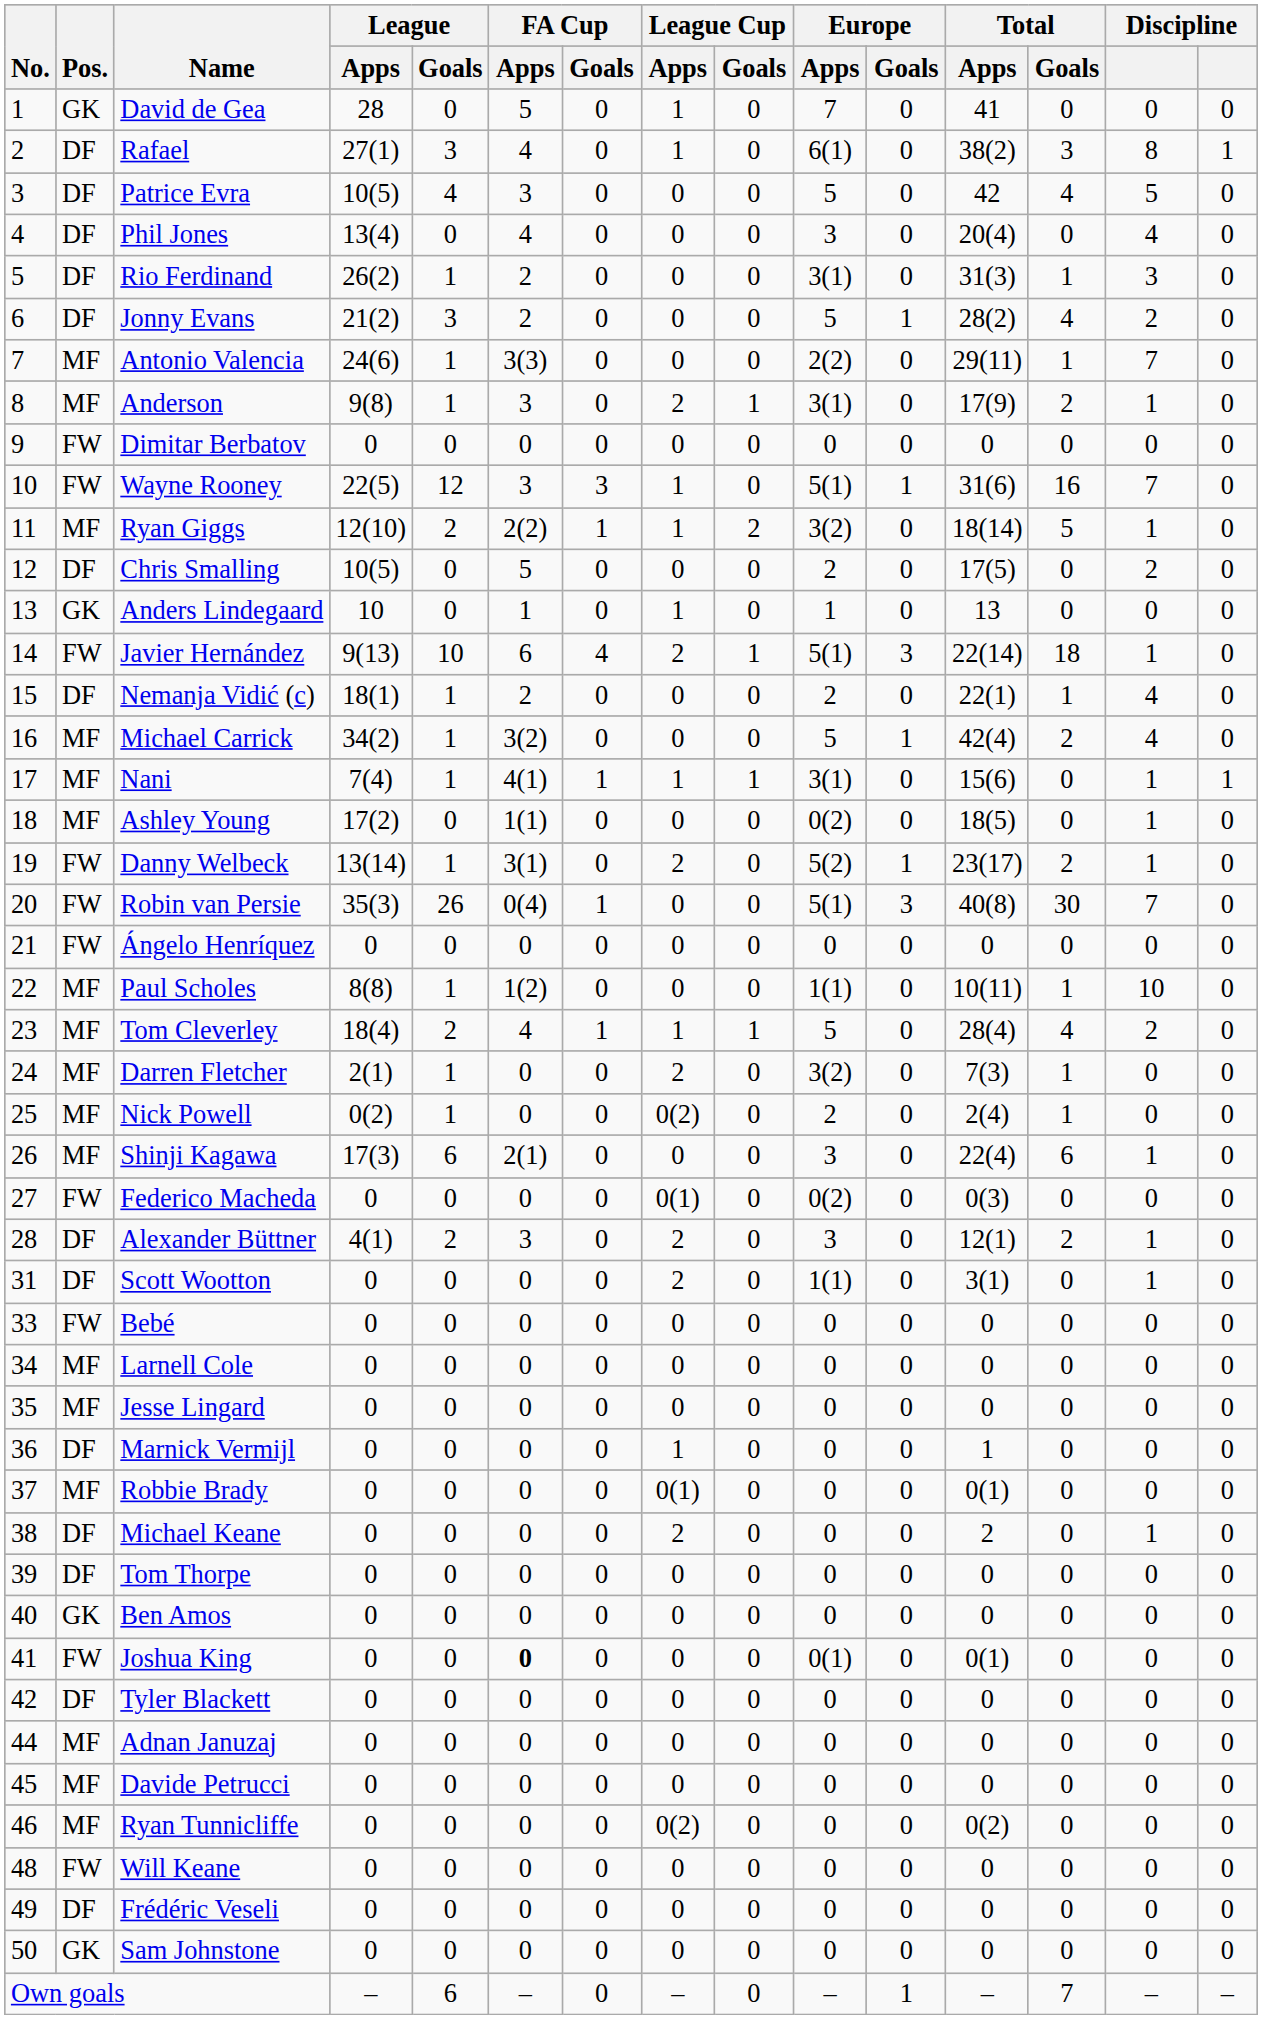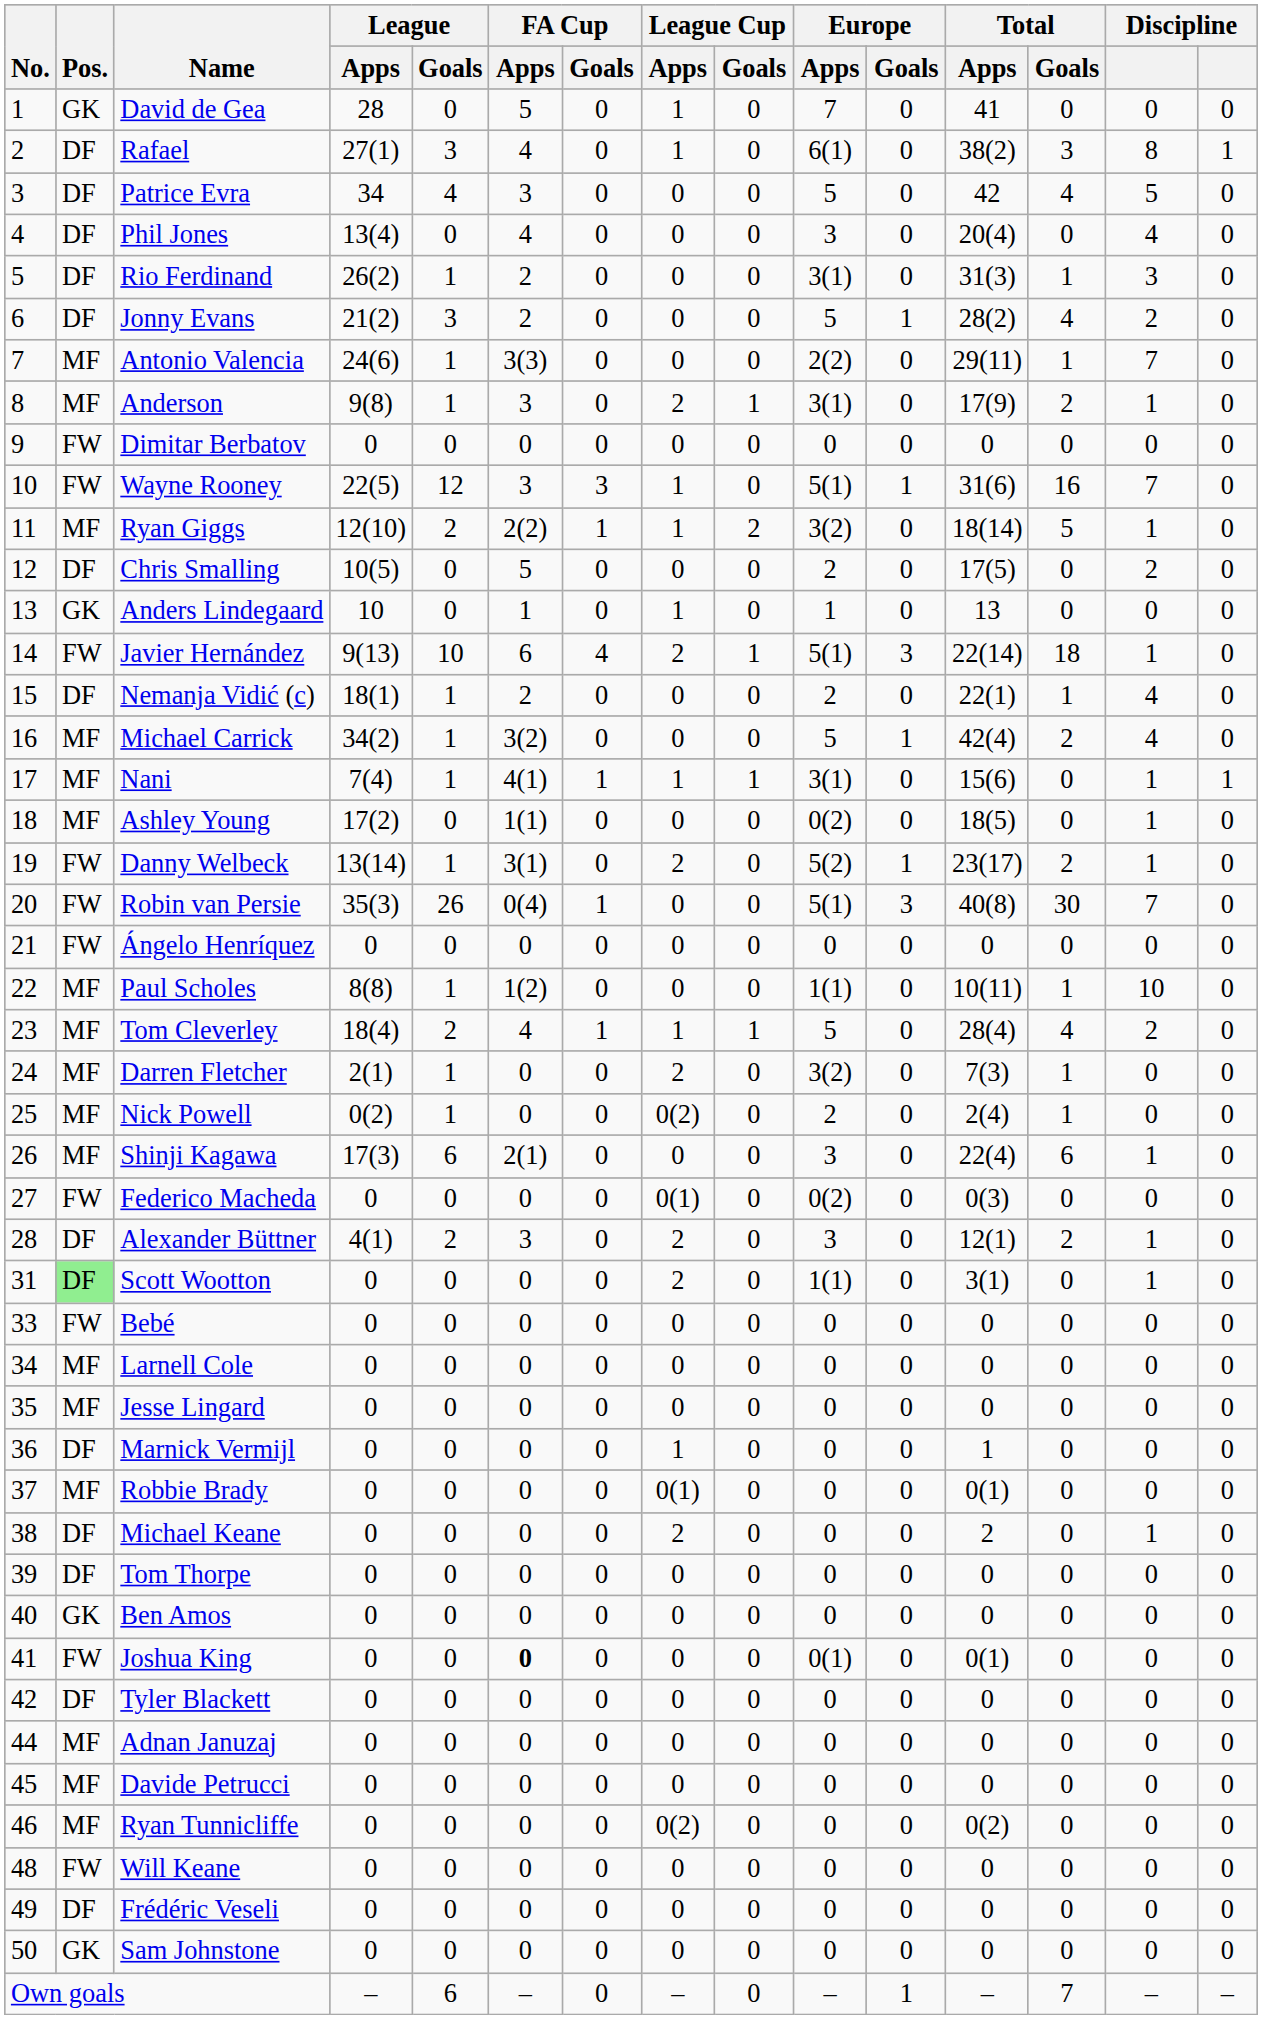(371, 192) 10(5) -> (371, 192) 34
(79, 1281) no background -> (79, 1281) lightgreen background
